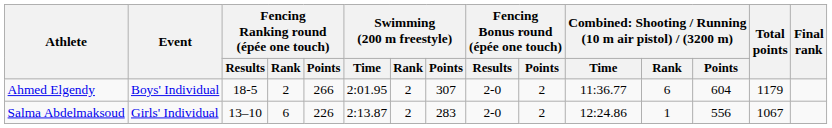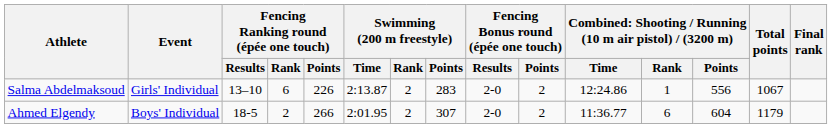rows swapped: (51, 90) <-> (66, 112)
